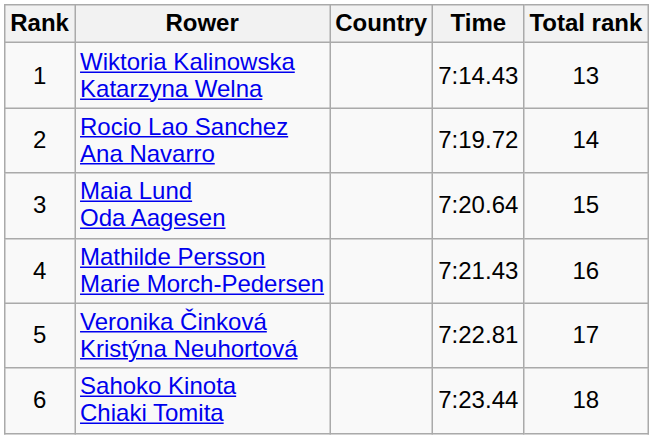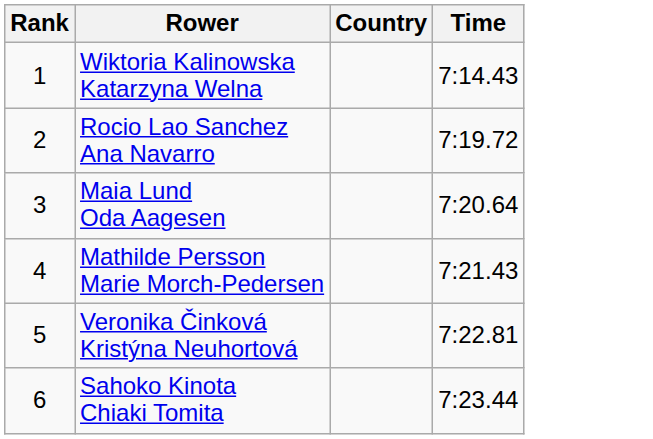- column: (586, 23)
